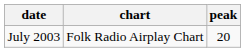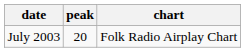columns swapped: (135, 15) <-> (223, 15)
